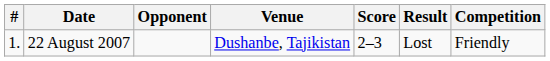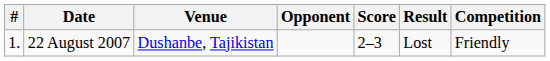columns swapped: (282, 17) <-> (172, 17)
